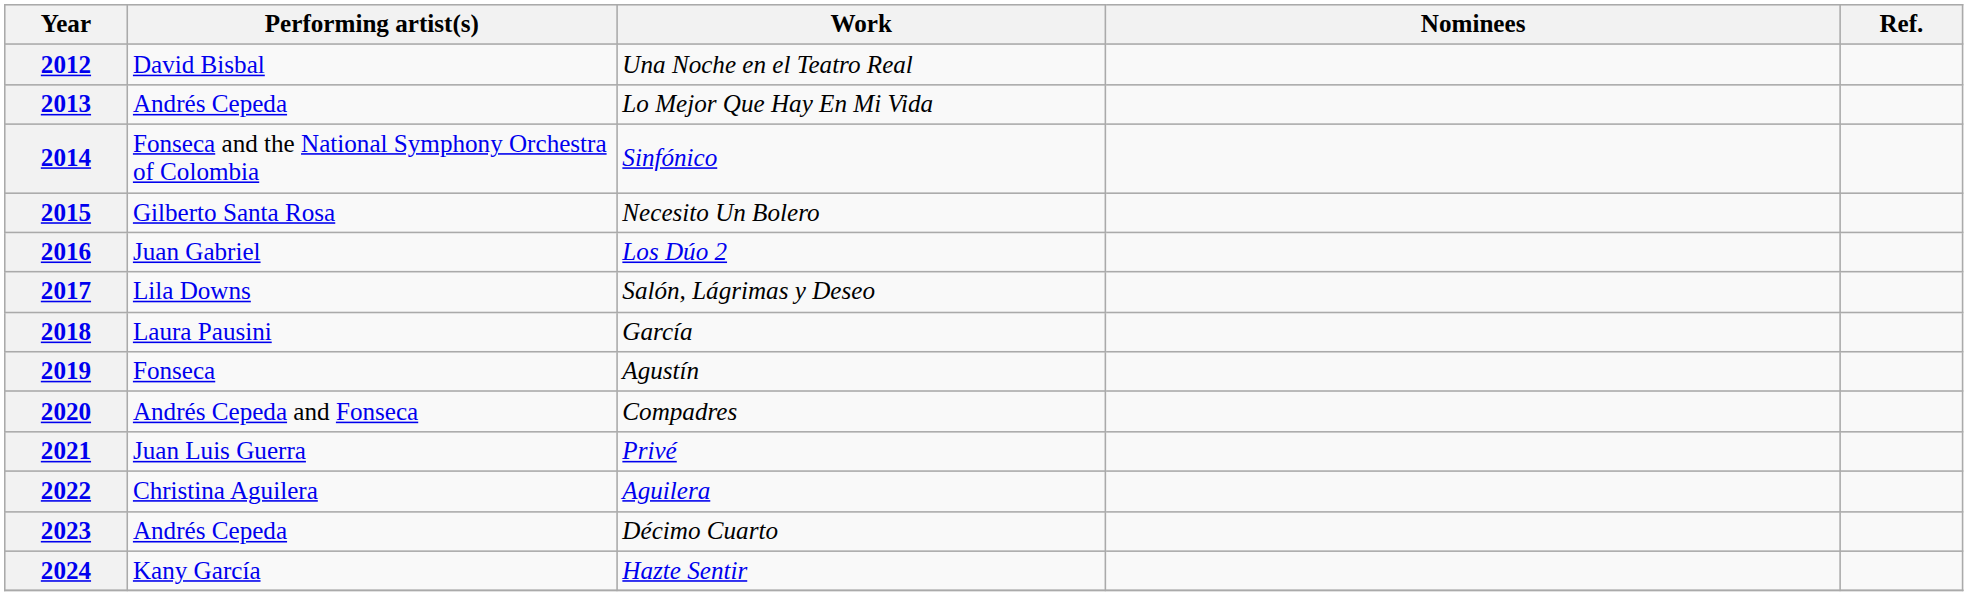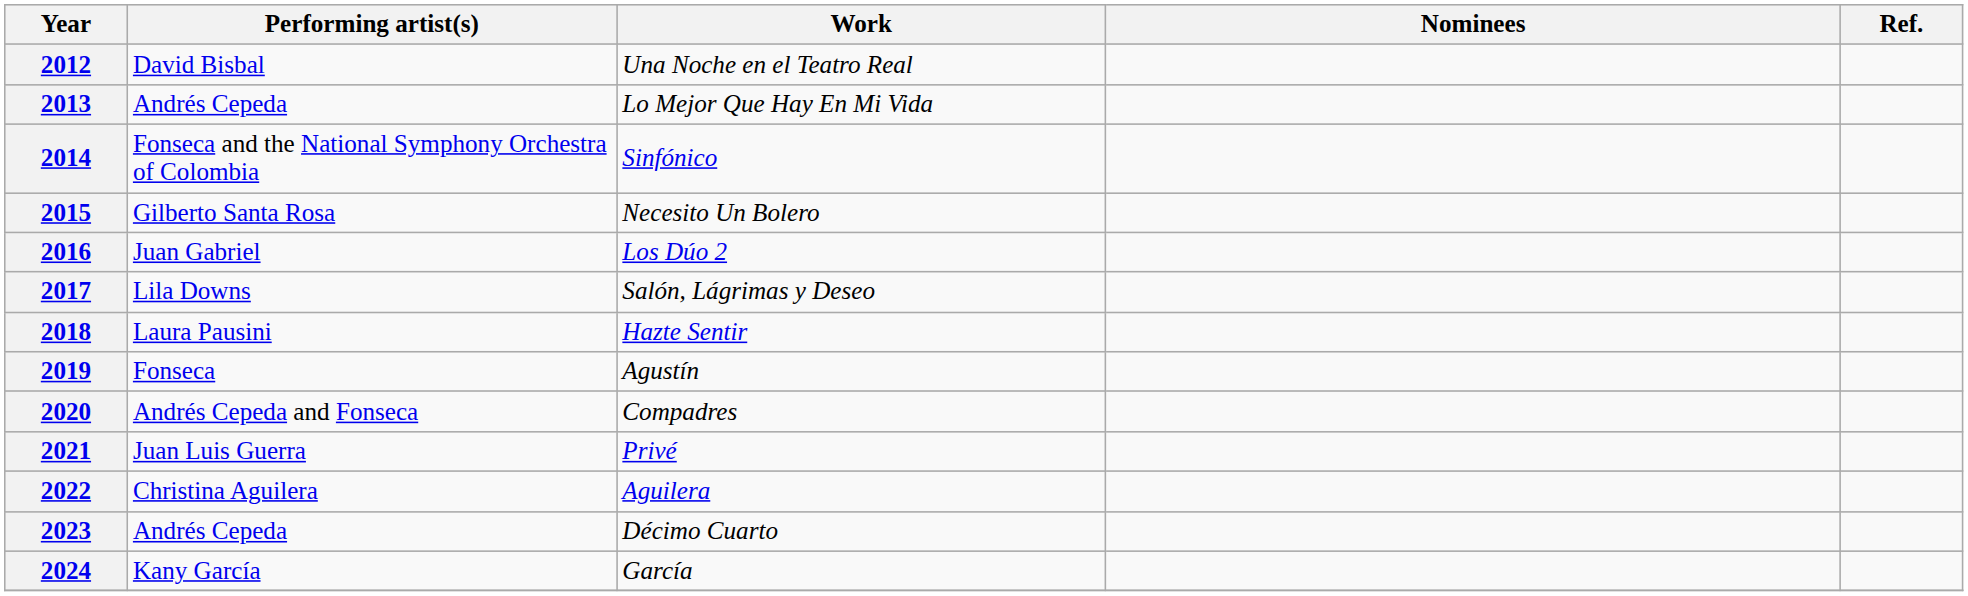(657, 331) García -> (685, 331) Hazte Sentir
(685, 570) Hazte Sentir -> (657, 570) García
